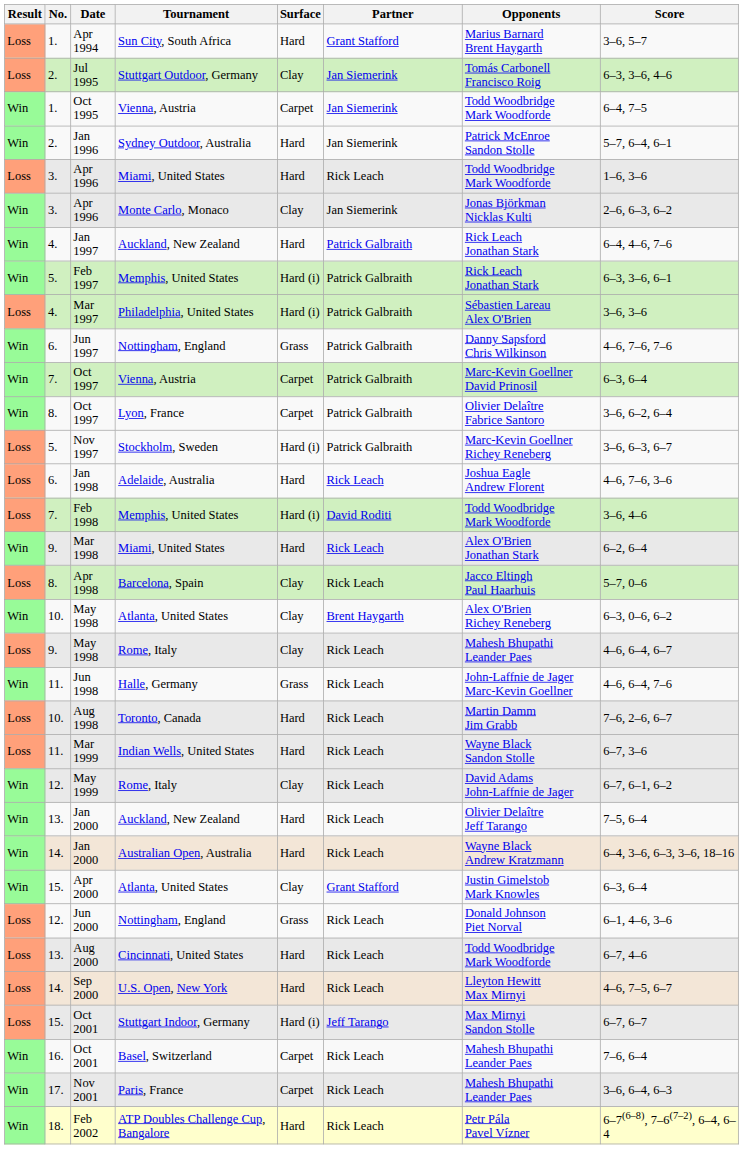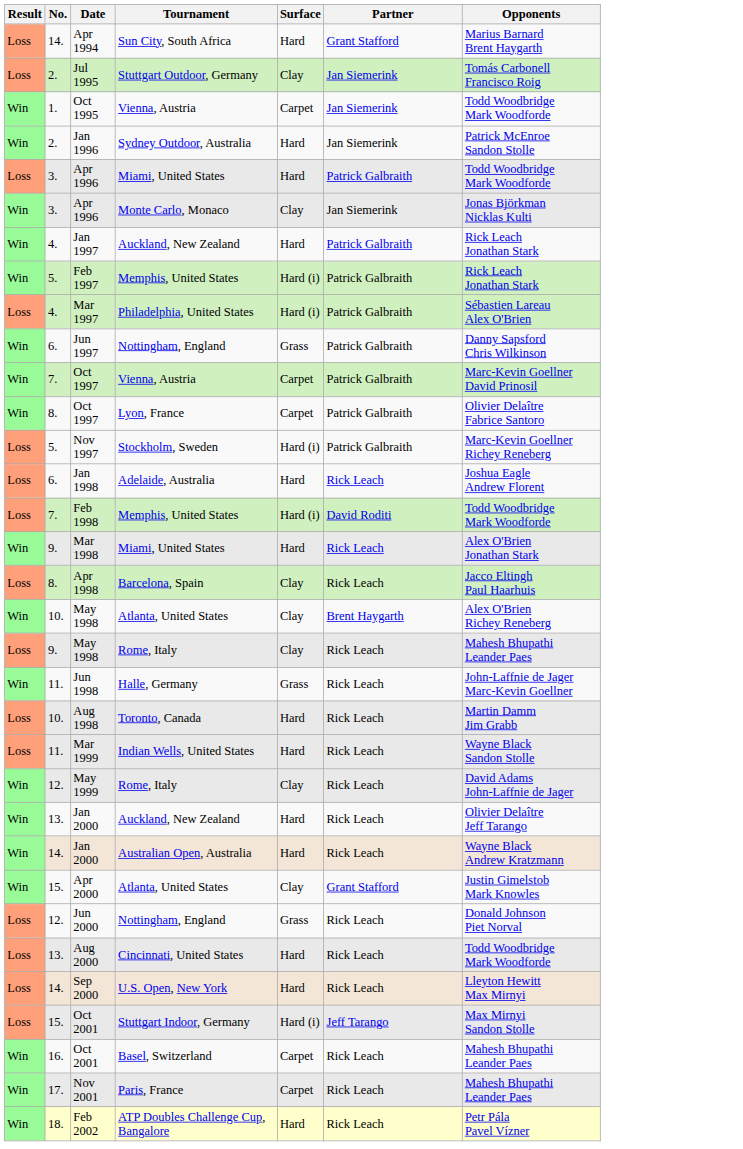- column: (670, 14)
(53, 41) 1. -> (56, 41) 14.
(355, 176) Rick Leach -> (369, 176) Patrick Galbraith
